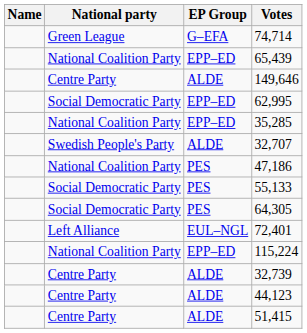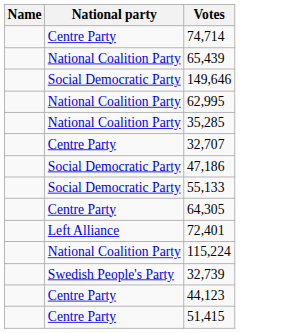- column: (218, 15)
(86, 36) Green League -> (82, 36) Centre Party
(82, 79) Centre Party -> (114, 79) Social Democratic Party
(114, 101) Social Democratic Party -> (114, 101) National Coalition Party
(111, 144) Swedish People's Party -> (82, 144) Centre Party
(114, 166) National Coalition Party -> (114, 166) Social Democratic Party
(114, 209) Social Democratic Party -> (82, 209) Centre Party
(82, 274) Centre Party -> (111, 274) Swedish People's Party
